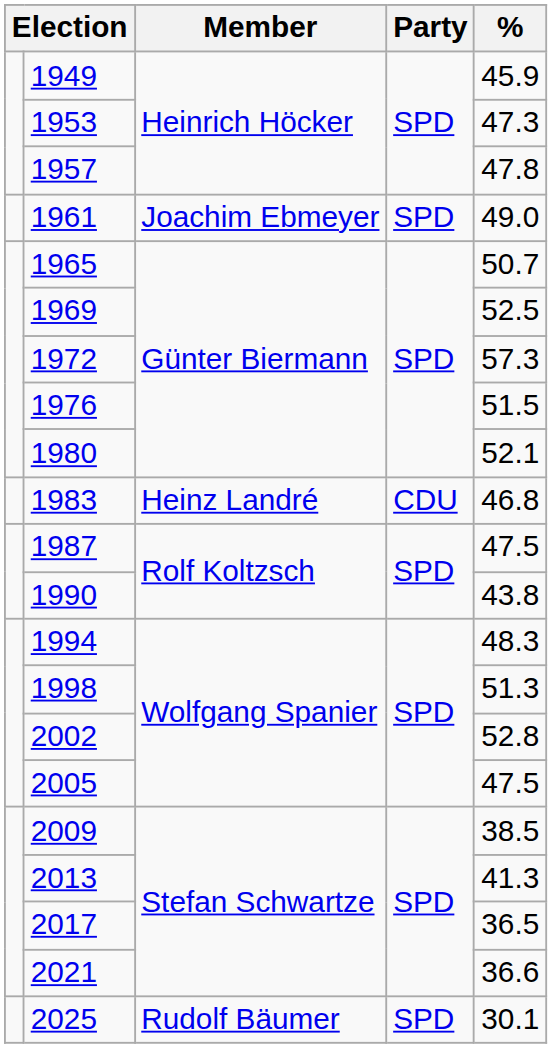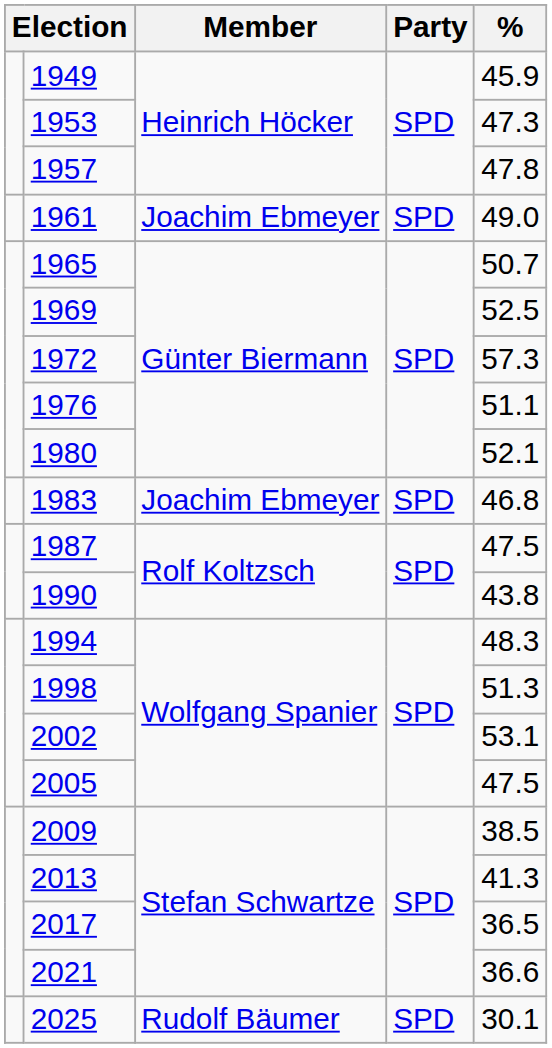(510, 405) 51.5 -> (510, 405) 51.1
(230, 500) Heinz Landré -> (260, 500) Joachim Ebmeyer
(425, 500) CDU -> (424, 500) SPD
(510, 736) 52.8 -> (510, 736) 53.1
